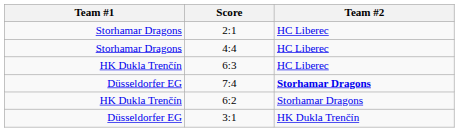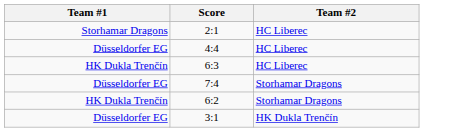(139, 48) Storhamar Dragons -> (130, 48) Düsseldorfer EG
(324, 83) bold -> (299, 83) normal
